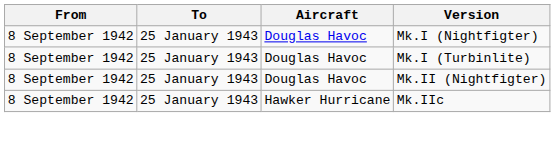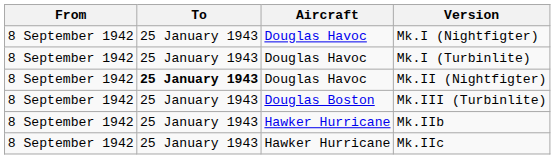(199, 79) normal -> (199, 79) bold
+ row: (472, 101)
+ row: (420, 122)
